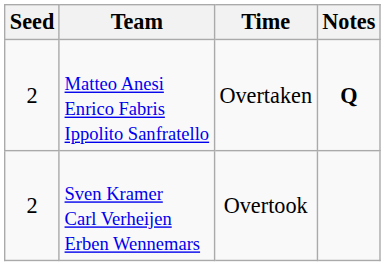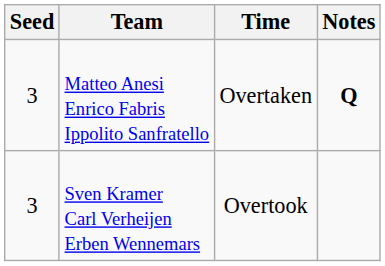(32, 94) 2 -> (32, 94) 3
(32, 205) 2 -> (32, 205) 3
